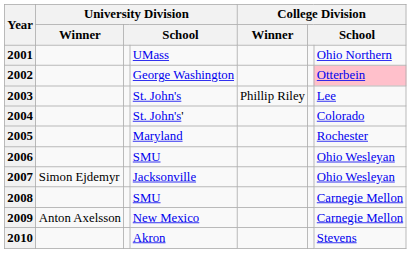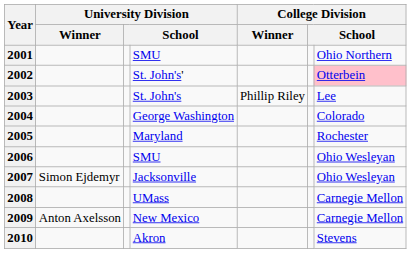(151, 55) UMass -> (147, 55) SMU
(183, 75) George Washington -> (158, 75) St. John's'
(158, 116) St. John's' -> (183, 116) George Washington
(147, 197) SMU -> (151, 197) UMass
